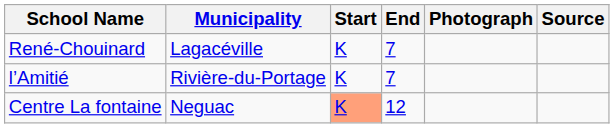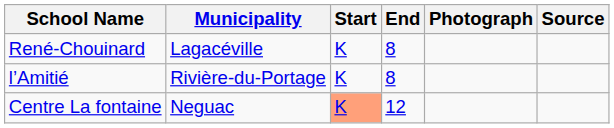(390, 48) 7 -> (390, 48) 8
(390, 78) 7 -> (390, 78) 8
